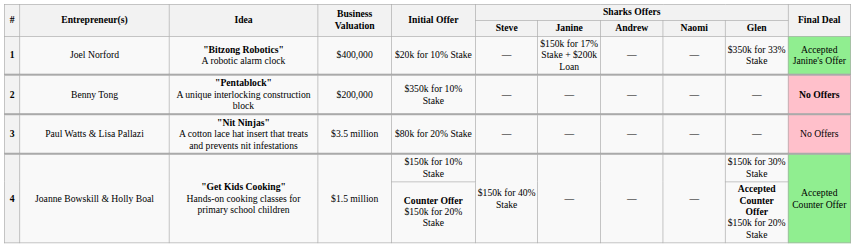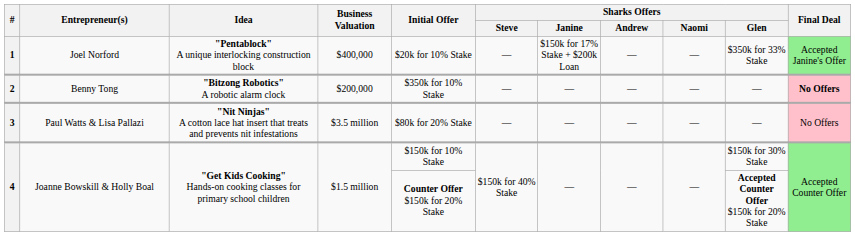(243, 56) "Bitzong Robotics" A robotic alarm clock -> (243, 56) "Pentablock" A unique interlocking construction block
(243, 95) "Pentablock" A unique interlocking construction block -> (243, 89) "Bitzong Robotics" A robotic alarm clock
